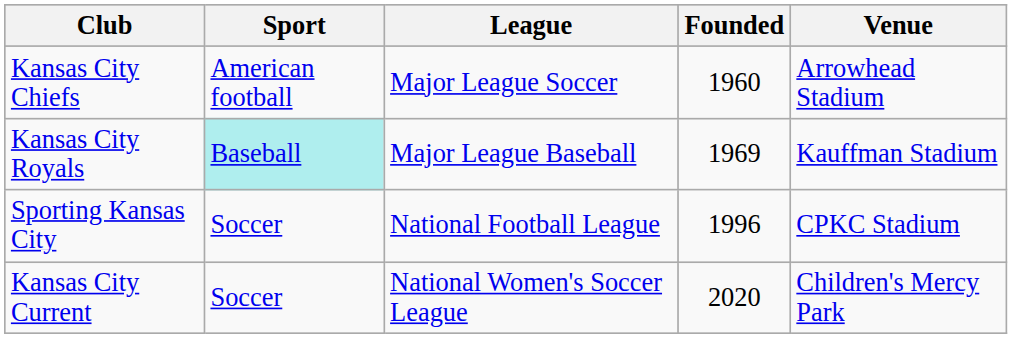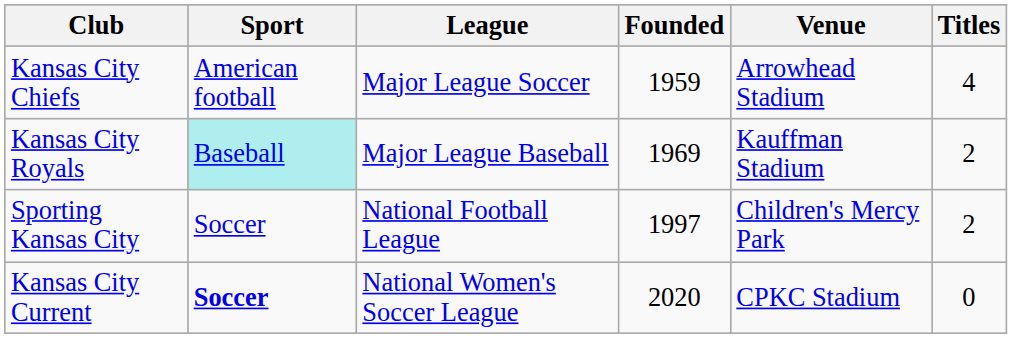+ column: (969, 25)
(734, 82) 1960 -> (674, 82) 1959
(734, 225) 1996 -> (674, 225) 1997
(878, 225) CPKC Stadium -> (828, 225) Children's Mercy Park
(246, 296) normal -> (231, 296) bold
(888, 296) Children's Mercy Park -> (818, 296) CPKC Stadium
